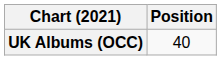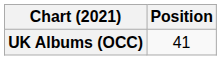(182, 42) 40 -> (182, 42) 41
